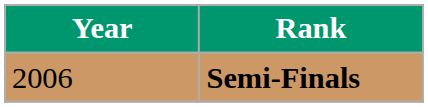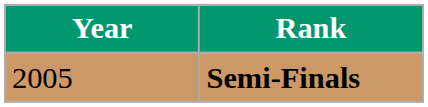(42, 76) 2006 -> (42, 76) 2005
